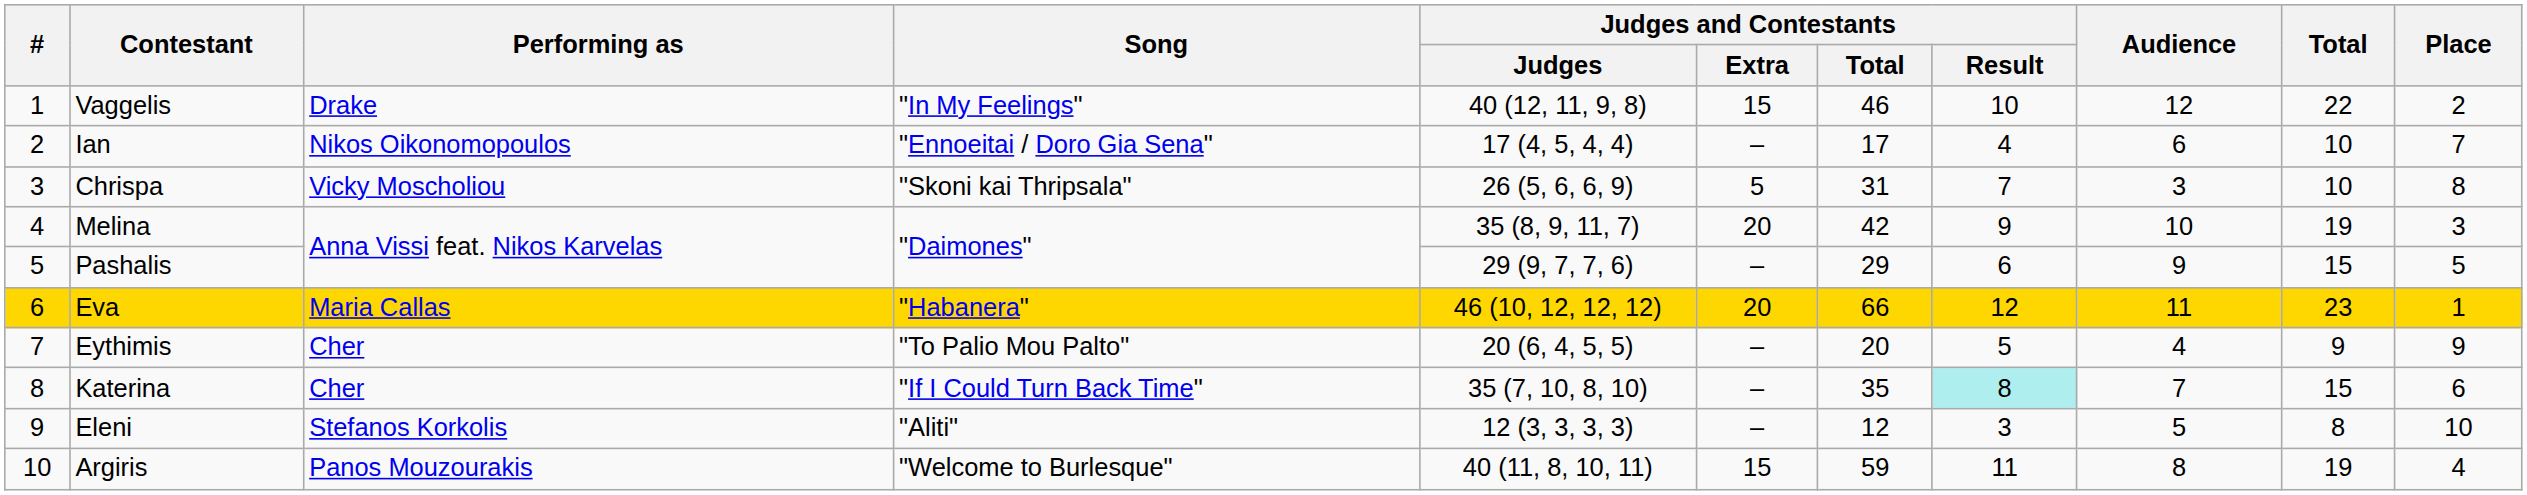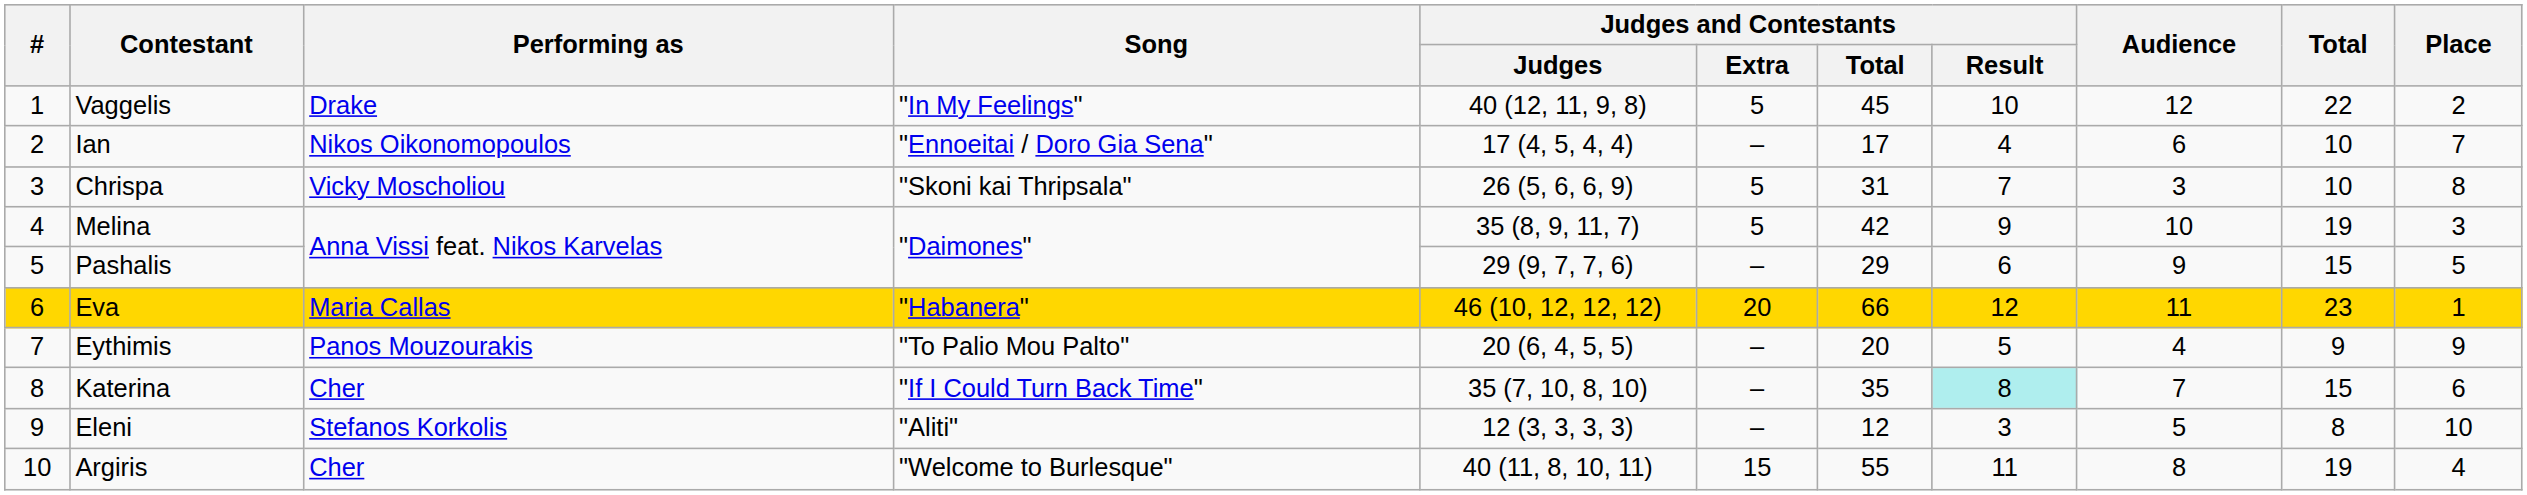(1757, 105) 15 -> (1757, 105) 5
(1875, 105) 46 -> (1875, 105) 45
(1757, 226) 20 -> (1757, 226) 5
(337, 347) Cher -> (421, 347) Panos Mouzourakis
(421, 468) Panos Mouzourakis -> (337, 468) Cher
(1875, 468) 59 -> (1875, 468) 55
